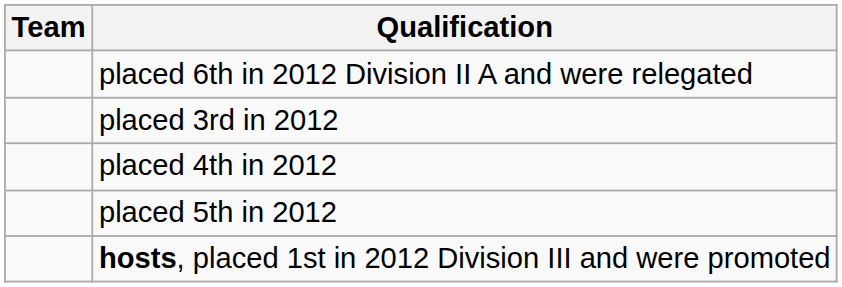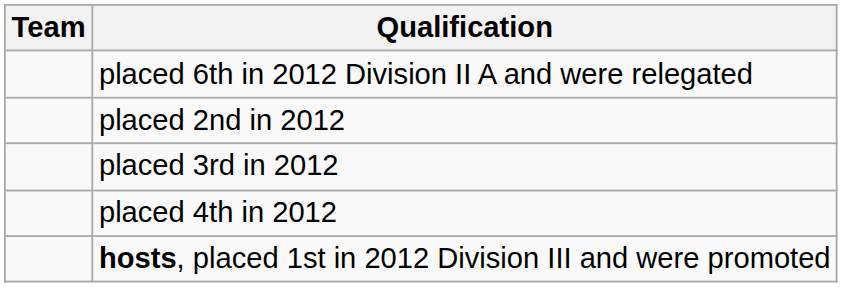+ row: (222, 119)
- row: (218, 212)
